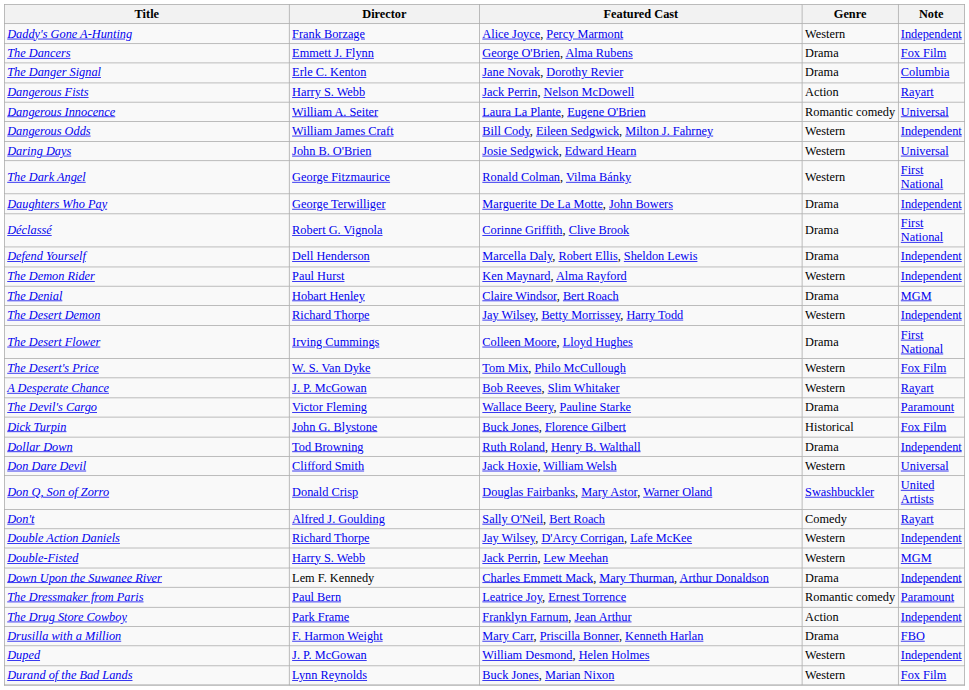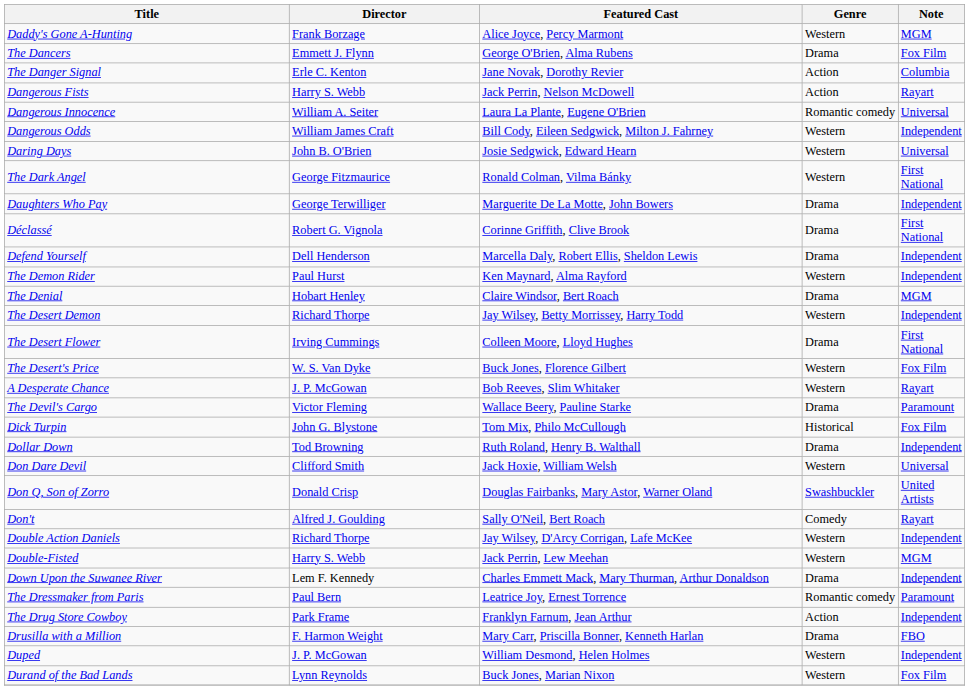(931, 33) Independent -> (916, 33) MGM
(822, 72) Drama -> (822, 72) Action
(554, 368) Tom Mix, Philo McCullough -> (554, 368) Buck Jones, Florence Gilbert
(554, 427) Buck Jones, Florence Gilbert -> (554, 427) Tom Mix, Philo McCullough
